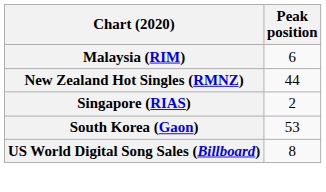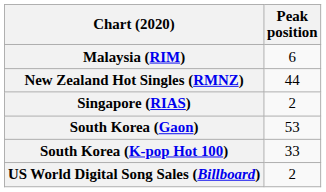+ row: (134, 151)
(292, 151) 8 -> (292, 174) 2
